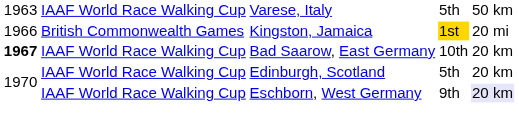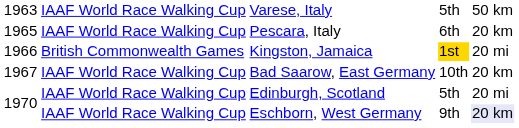+ row: (295, 30)
(21, 51) bold -> (21, 72) normal
(492, 72) 20 km -> (490, 93) 20 mi
